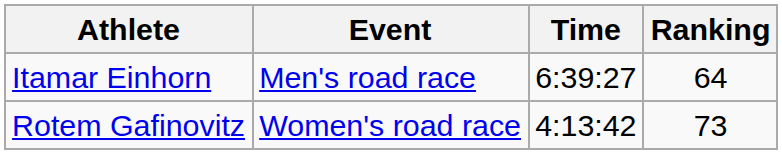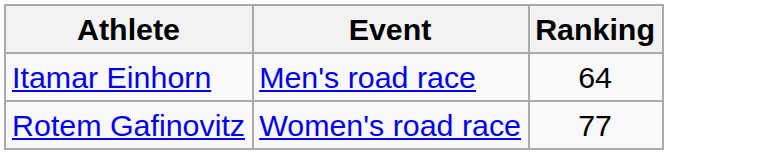- column: (586, 29)
(711, 126) 73 -> (595, 126) 77
